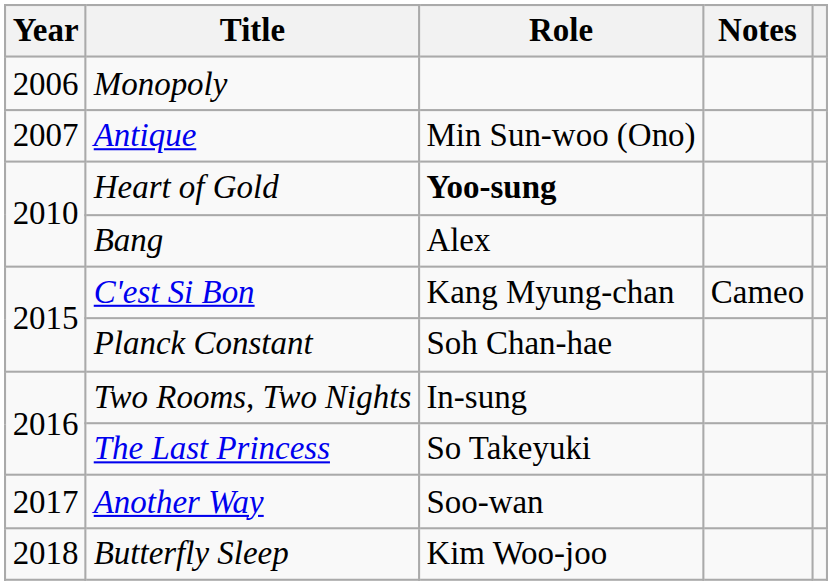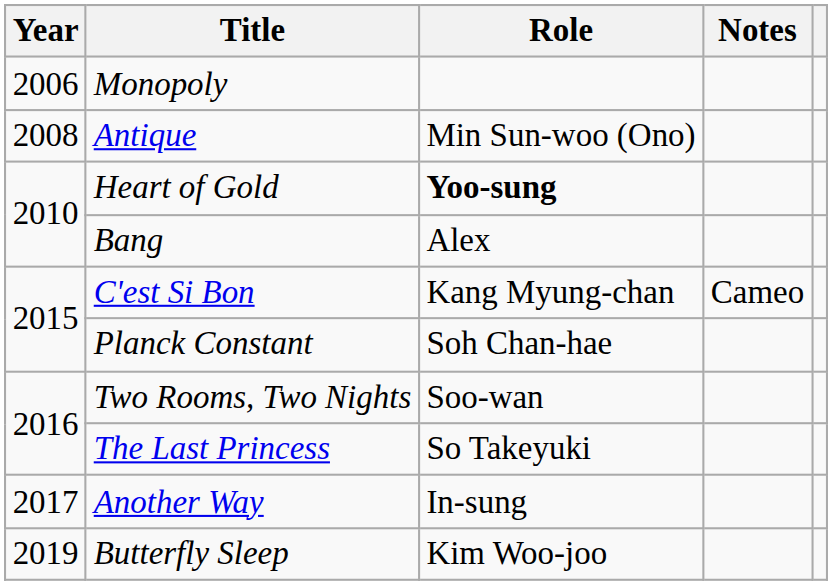(46, 135) 2007 -> (46, 135) 2008
(477, 396) In-sung -> (485, 396) Soo-wan
(485, 501) Soo-wan -> (477, 501) In-sung
(46, 553) 2018 -> (46, 553) 2019
